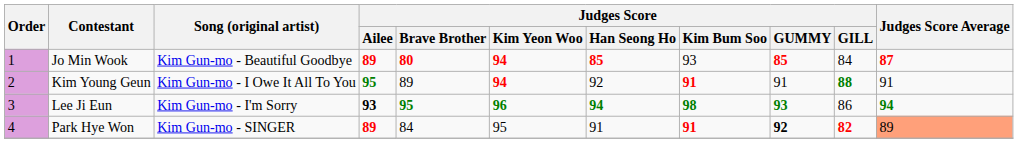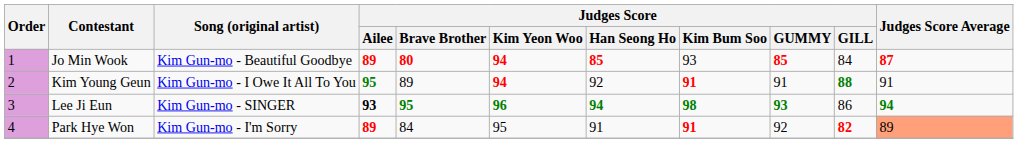(227, 104) Kim Gun-mo - I'm Sorry -> (226, 104) Kim Gun-mo - SINGER
(226, 127) Kim Gun-mo - SINGER -> (227, 127) Kim Gun-mo - I'm Sorry
(781, 127) bold -> (781, 127) normal
